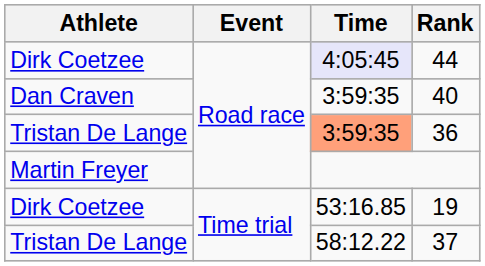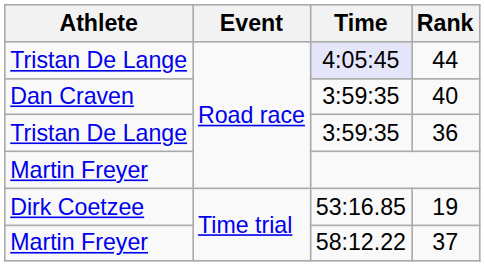(77, 60) Dirk Coetzee -> (99, 60) Tristan De Lange
(361, 133) lightsalmon background -> (361, 133) no background
(99, 243) Tristan De Lange -> (79, 243) Martin Freyer
